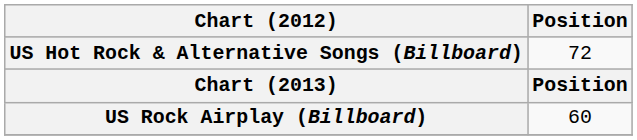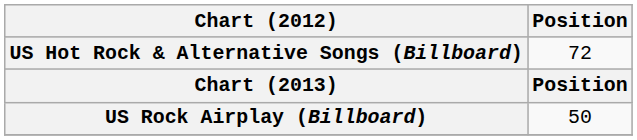(580, 118) 60 -> (580, 118) 50
